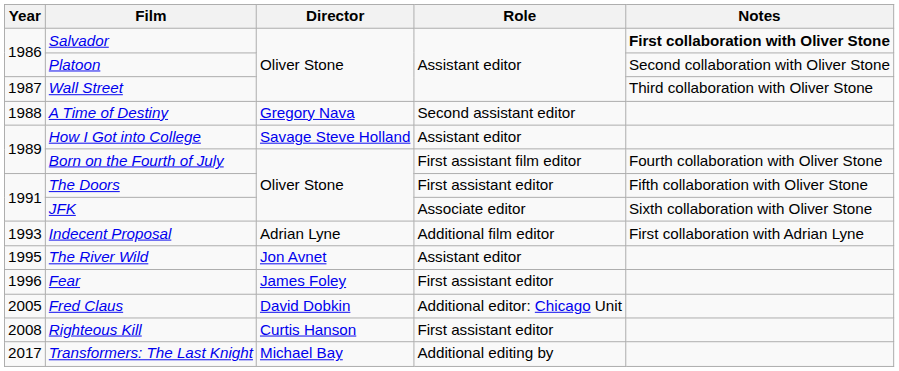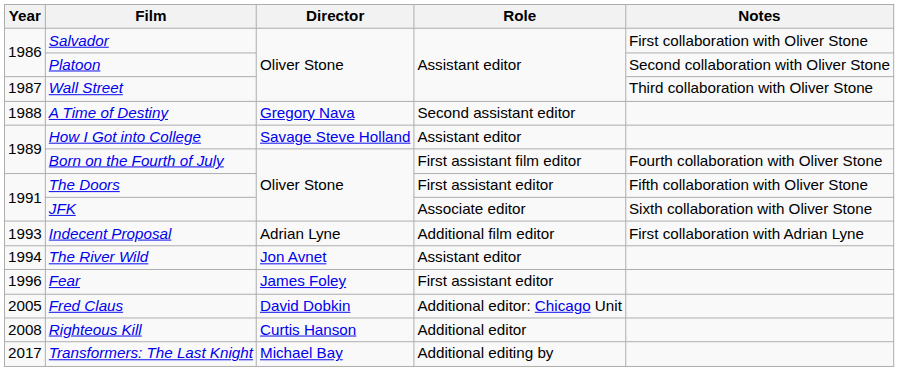(759, 40) bold -> (748, 40) normal
(25, 257) 1995 -> (25, 257) 1994
(485, 329) First assistant editor -> (472, 329) Additional editor
